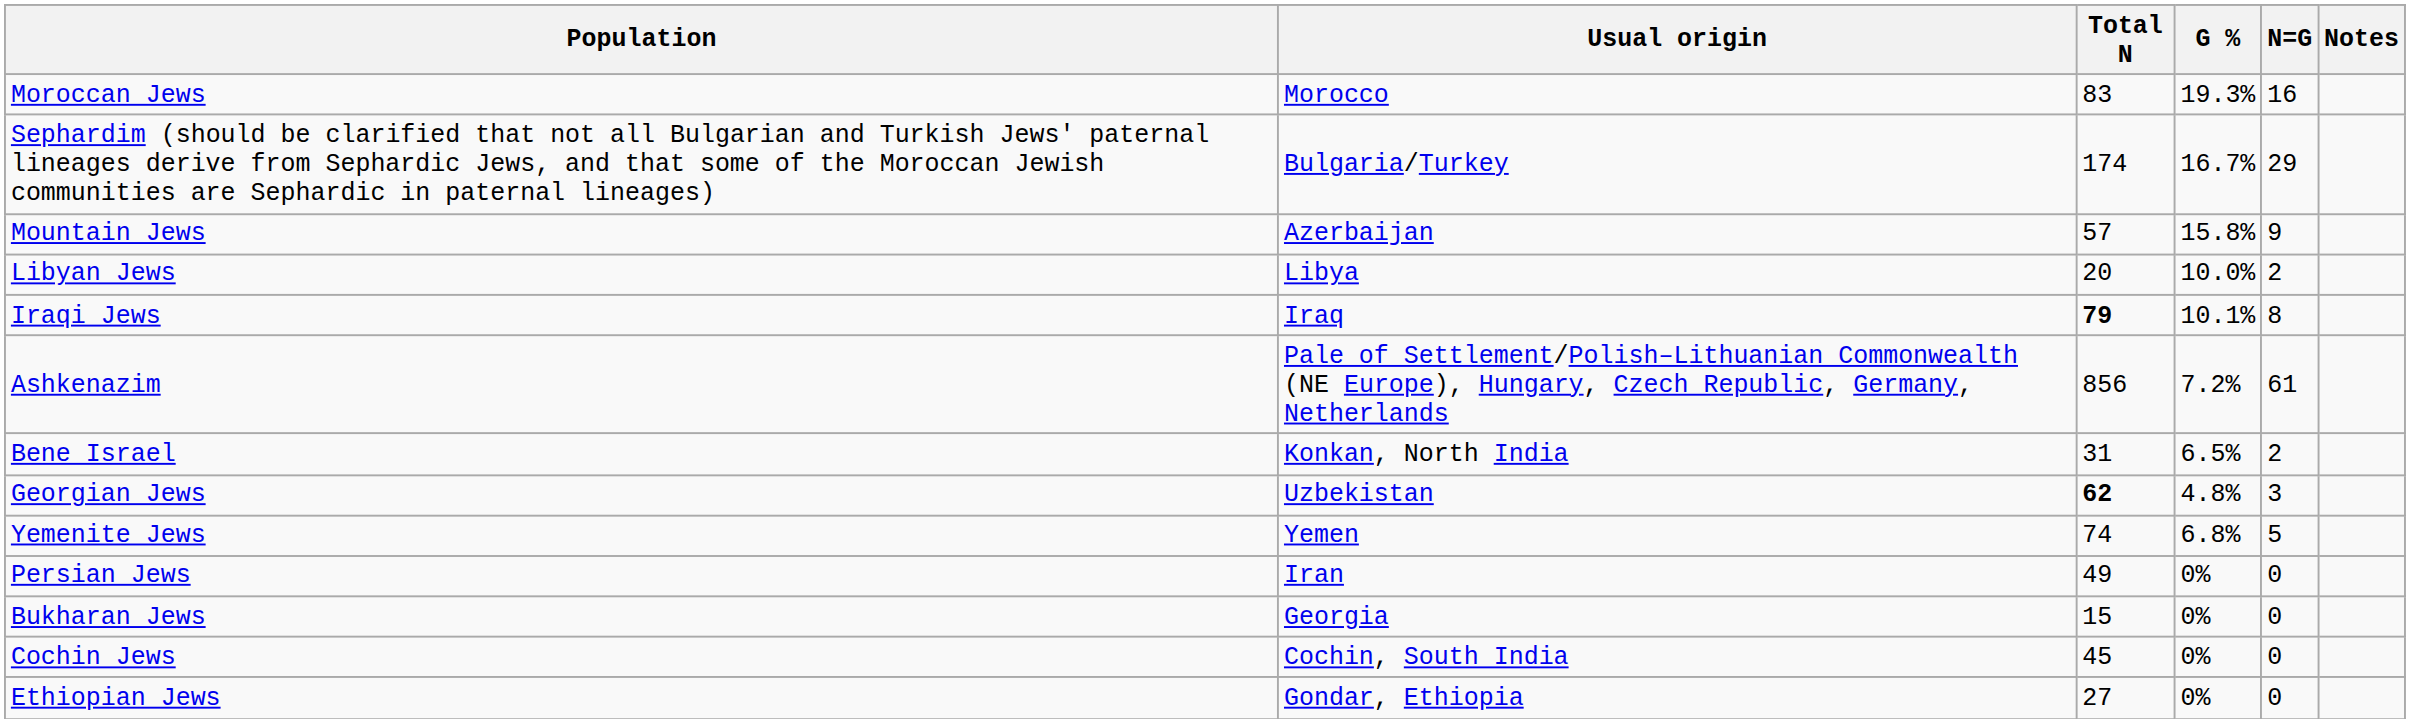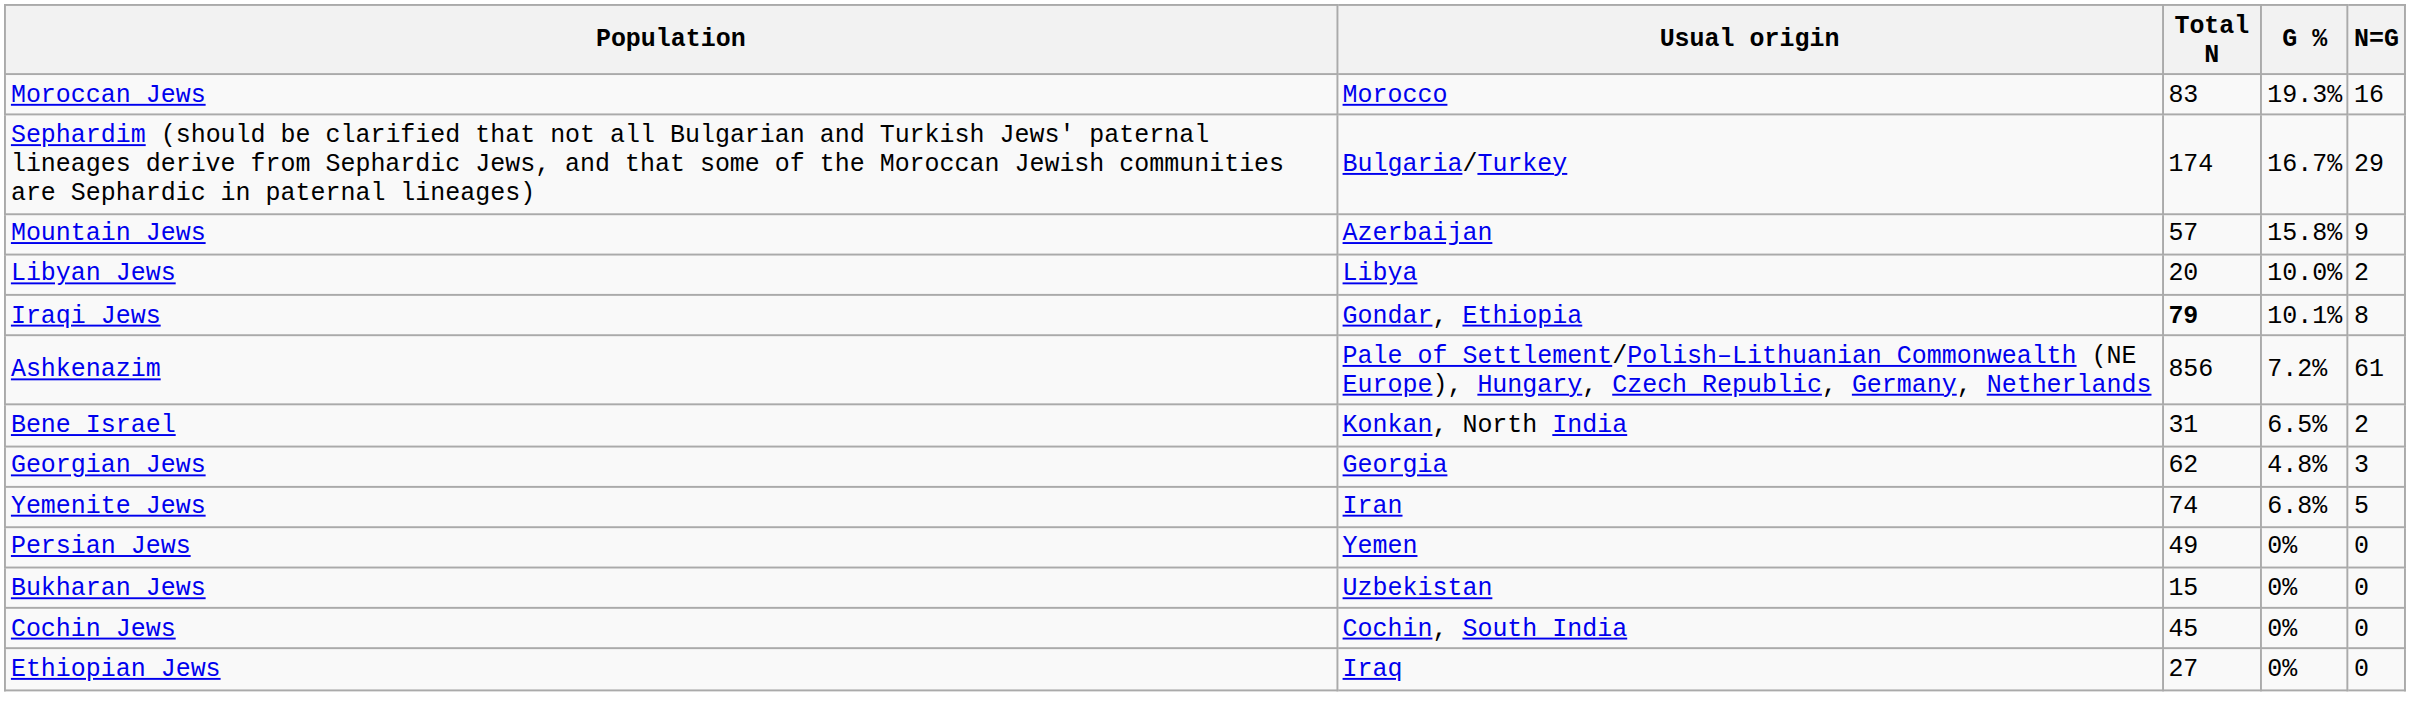- column: (2362, 40)
(1314, 315) Iraq -> (1462, 315) Gondar, Ethiopia
(1359, 495) Uzbekistan -> (1395, 466) Georgia
(2097, 495) bold -> (2183, 466) normal
(1321, 535) Yemen -> (1373, 507) Iran
(1314, 576) Iran -> (1380, 547) Yemen
(1336, 617) Georgia -> (1417, 588) Uzbekistan
(1404, 698) Gondar, Ethiopia -> (1373, 669) Iraq
